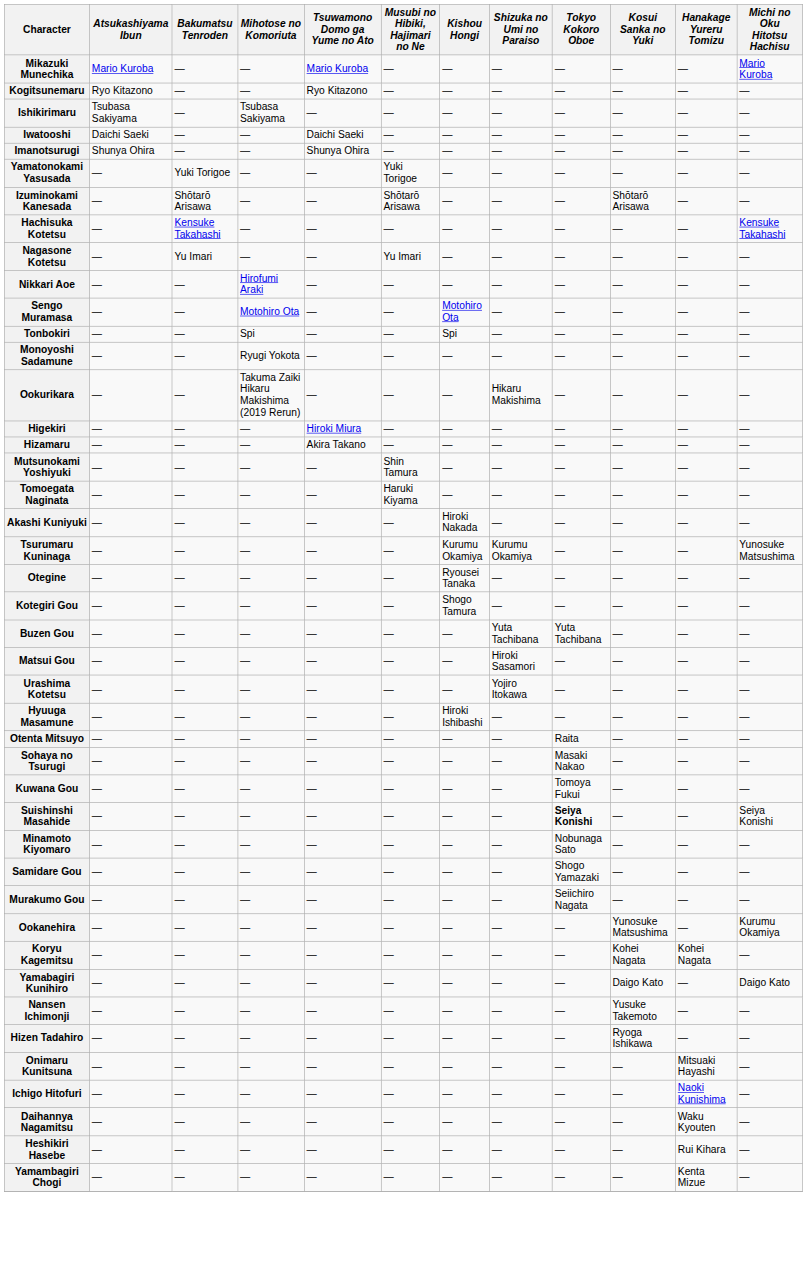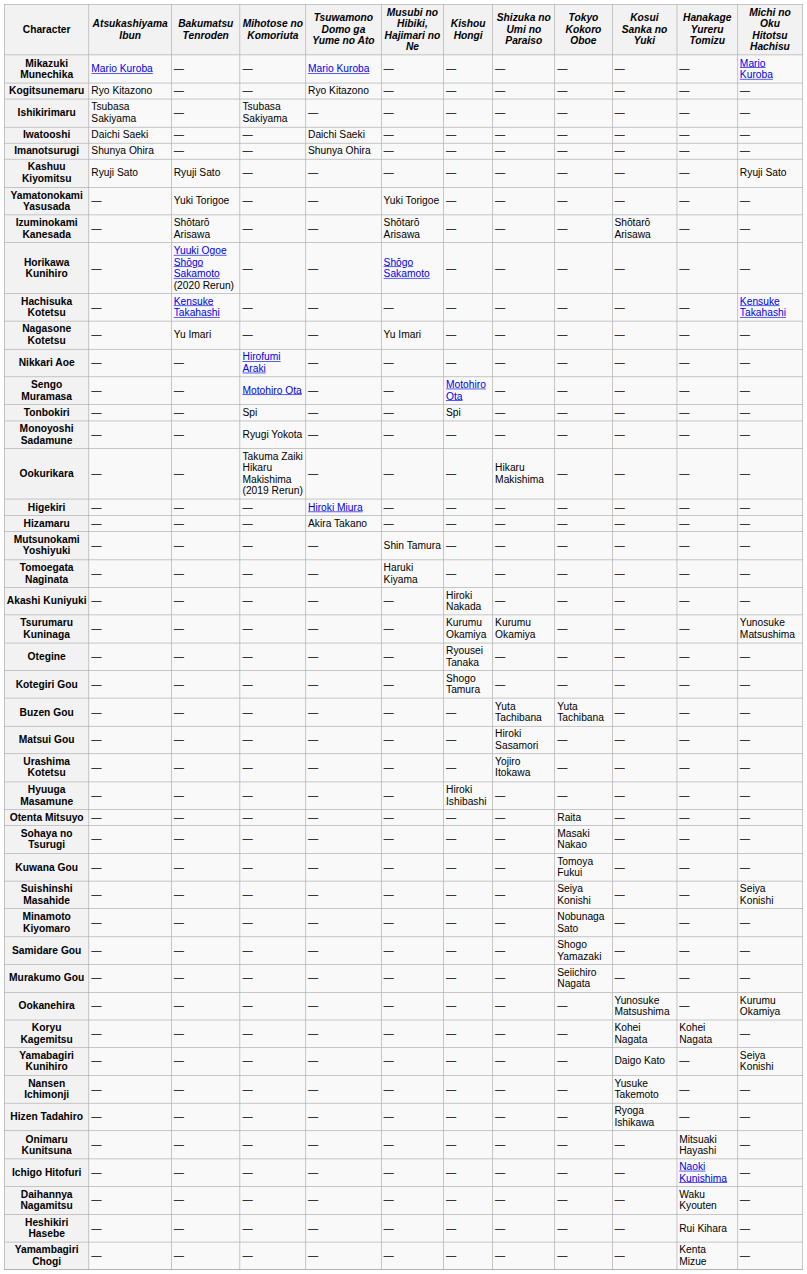+ row: (47, 173)
+ row: (47, 268)
(574, 816) bold -> (574, 895) normal
(765, 983) Daigo Kato -> (757, 1061) Seiya Konishi
